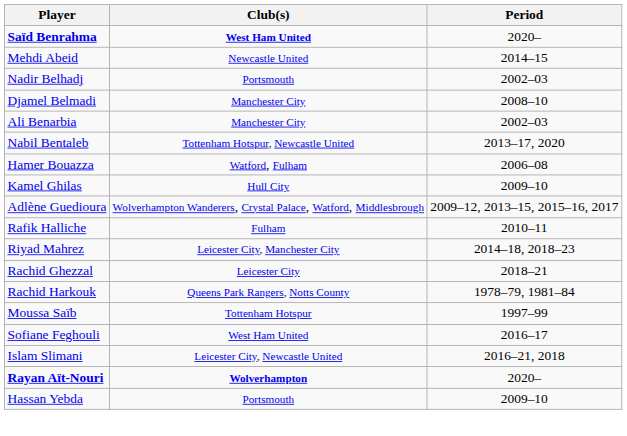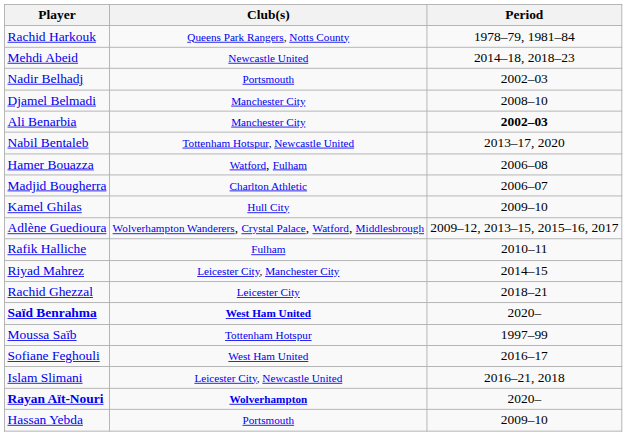rows swapped: (52, 292) <-> (52, 36)
(524, 57) 2014–15 -> (524, 57) 2014–18, 2018–23
(524, 121) normal -> (524, 121) bold
+ row: (57, 185)
(524, 249) 2014–18, 2018–23 -> (524, 270) 2014–15
